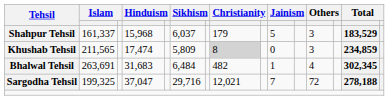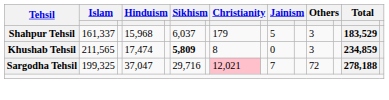(184, 49) normal -> (184, 49) bold
(215, 49) lightgrey background -> (215, 49) no background
- row: (42, 66)
(226, 82) no background -> (226, 66) pink background
